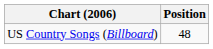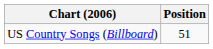(185, 33) 48 -> (185, 33) 51
